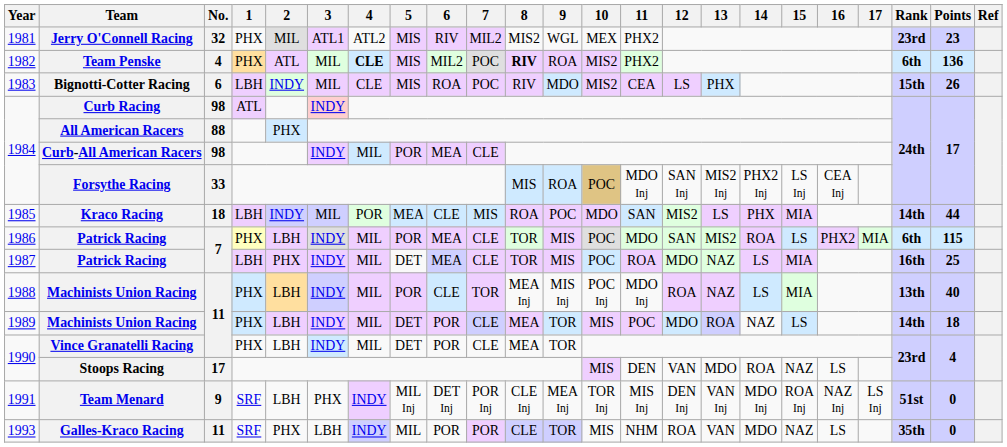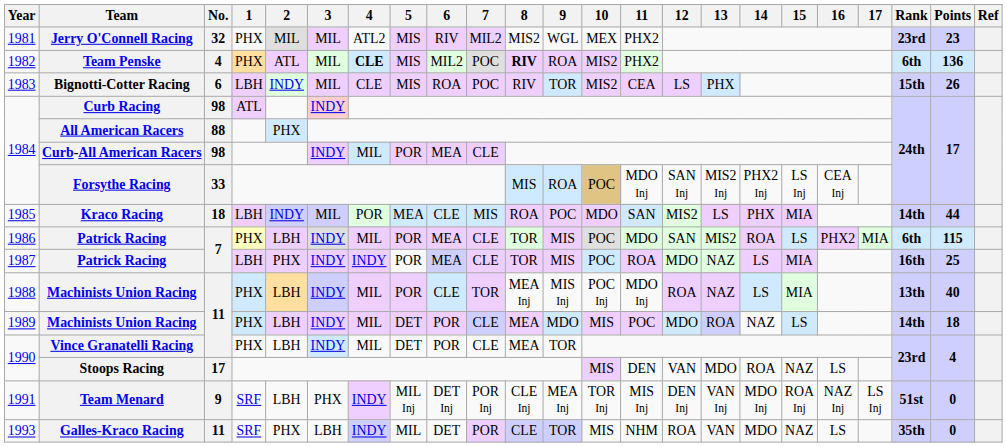(328, 38) ATL1 -> (328, 38) MIL
(563, 84) MDO -> (563, 84) TOR
(369, 260) MIL -> (369, 260) INDY
(408, 260) DET -> (408, 260) POR
(563, 322) TOR -> (563, 322) MDO
(447, 430) POR -> (447, 430) DET
